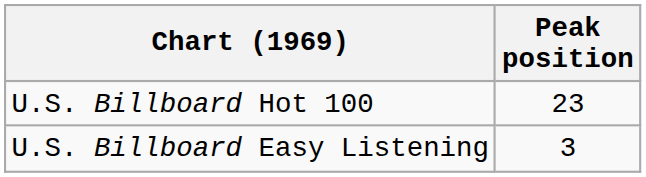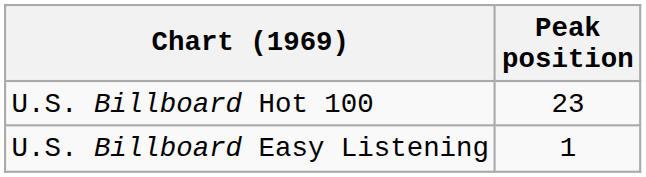(568, 148) 3 -> (568, 148) 1
